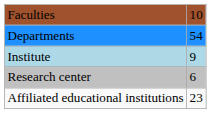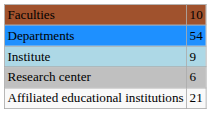(196, 98) 23 -> (196, 98) 21
